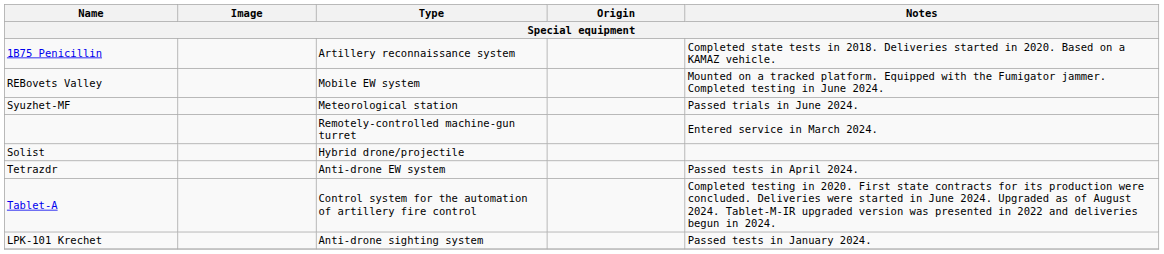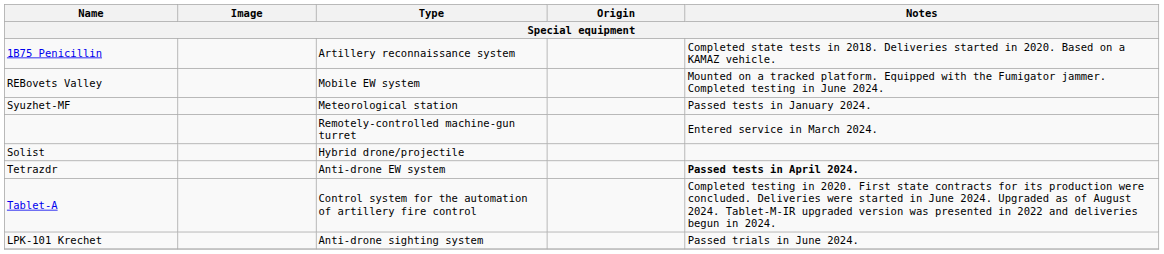(773, 106) Passed trials in June 2024. -> (780, 106) Passed tests in January 2024.
(773, 170) normal -> (773, 170) bold
(780, 240) Passed tests in January 2024. -> (773, 240) Passed trials in June 2024.
